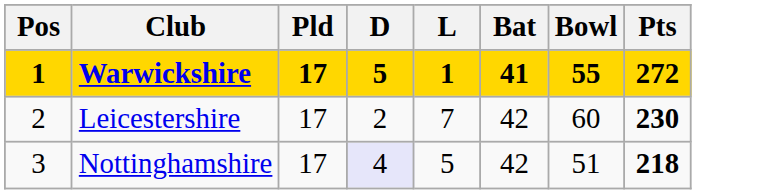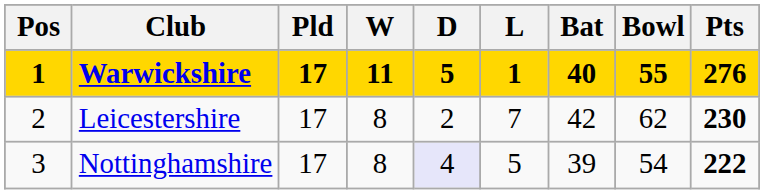+ column: (380, 27)
(514, 73) 41 -> (582, 73) 40
(657, 73) 272 -> (725, 73) 276
(586, 118) 60 -> (653, 118) 62
(514, 164) 42 -> (582, 164) 39
(586, 164) 51 -> (653, 164) 54
(657, 164) 218 -> (725, 164) 222
